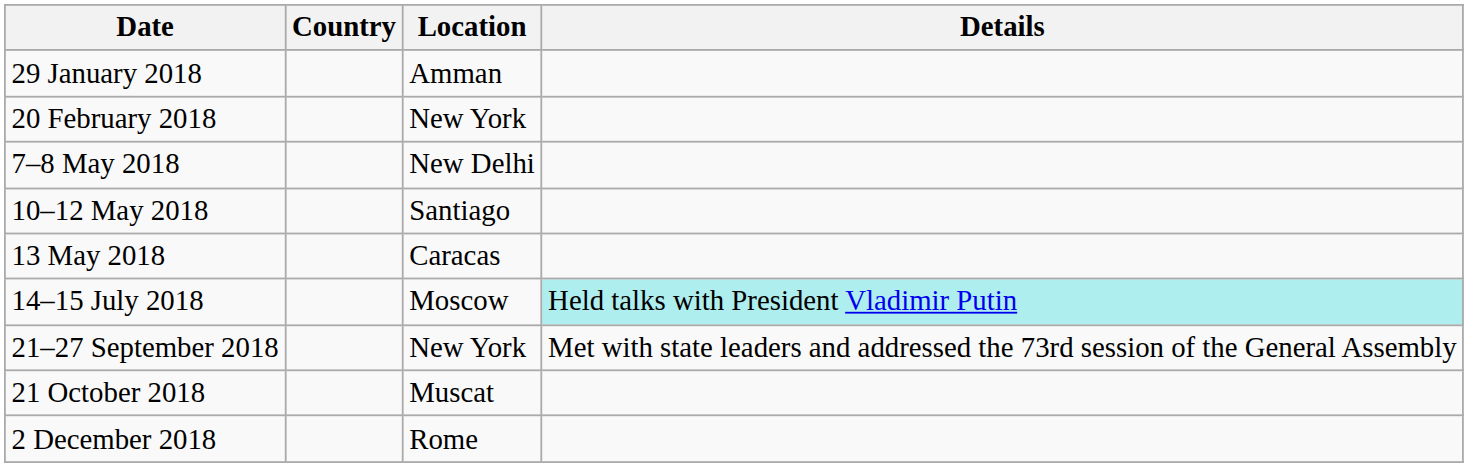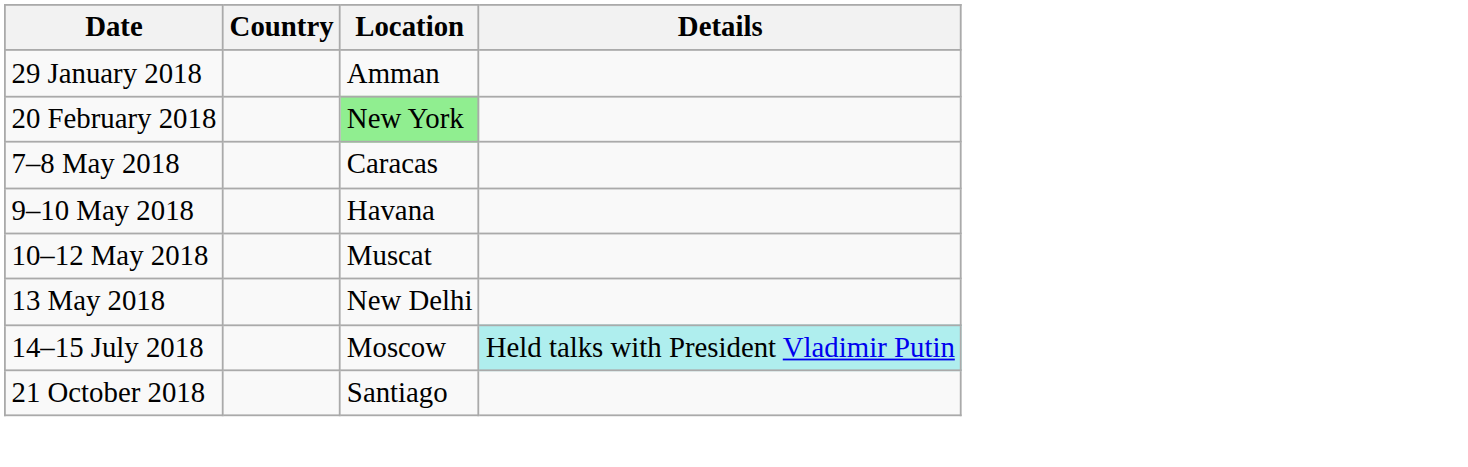(468, 118) no background -> (405, 118) lightgreen background
(472, 164) New Delhi -> (392, 164) Caracas
+ row: (103, 210)
(460, 210) Santiago -> (389, 255) Muscat
(455, 255) Caracas -> (410, 301) New Delhi
- row: (145, 347)
(452, 392) Muscat -> (397, 392) Santiago
- row: (114, 438)
